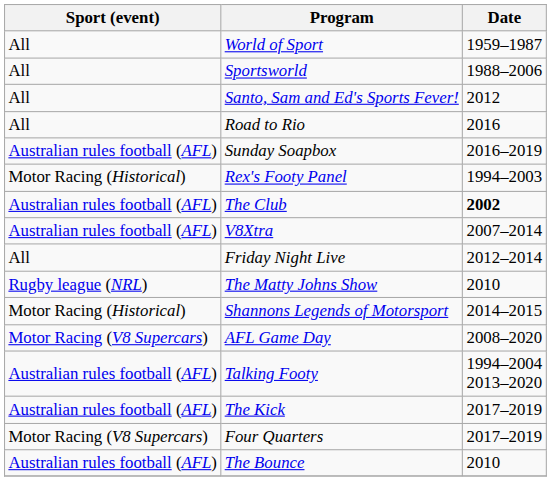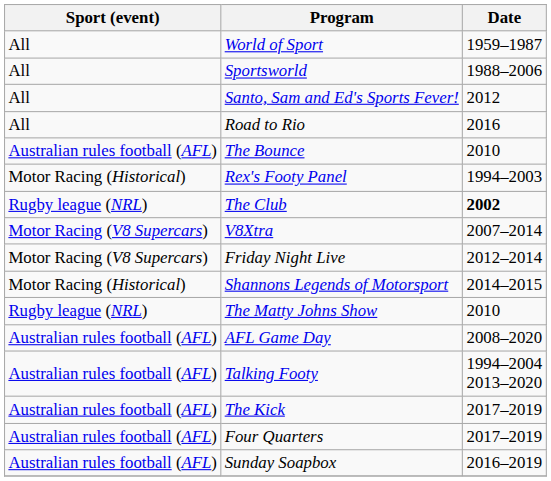rows swapped: (265, 463) <-> (280, 151)
(113, 204) Australian rules football (AFL) -> (78, 204) Rugby league (NRL)
(113, 230) Australian rules football (AFL) -> (108, 230) Motor Racing (V8 Supercars)
(19, 257) All -> (108, 257) Motor Racing (V8 Supercars)
rows swapped: (336, 310) <-> (301, 284)
(108, 337) Motor Racing (V8 Supercars) -> (113, 337) Australian rules football (AFL)
(108, 436) Motor Racing (V8 Supercars) -> (113, 436) Australian rules football (AFL)
